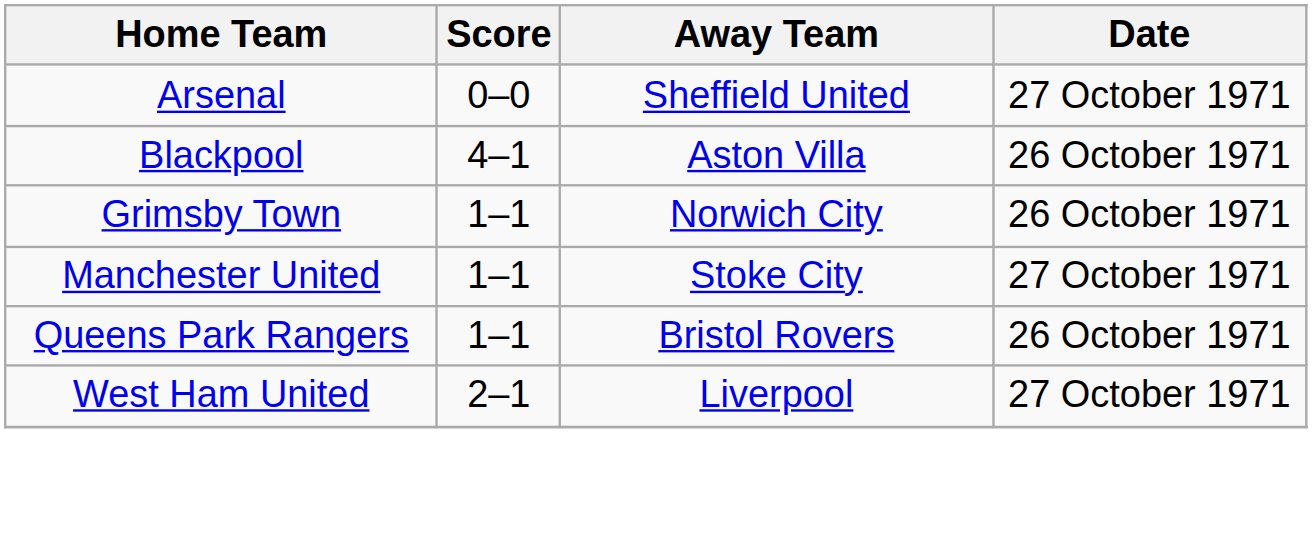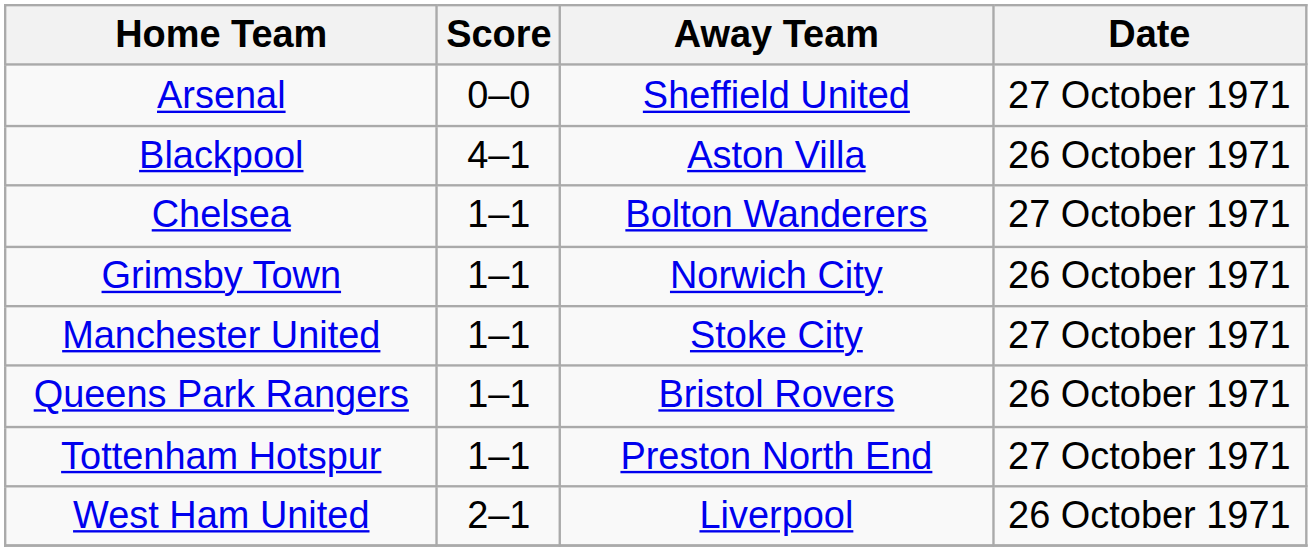+ row: (221, 214)
+ row: (221, 455)
(1149, 395) 27 October 1971 -> (1149, 515) 26 October 1971
